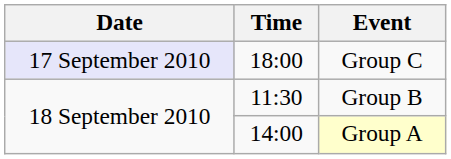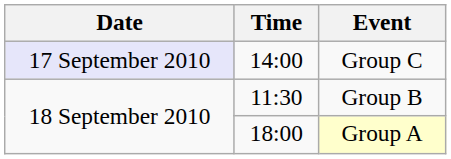(276, 60) 18:00 -> (276, 60) 14:00
(276, 134) 14:00 -> (276, 134) 18:00
